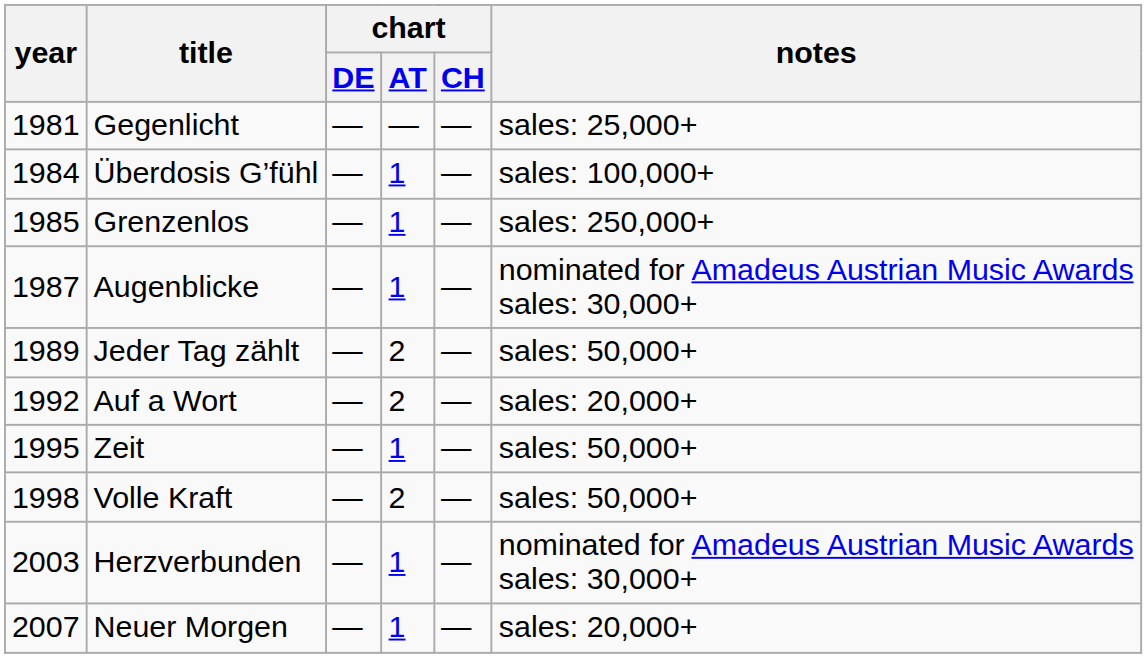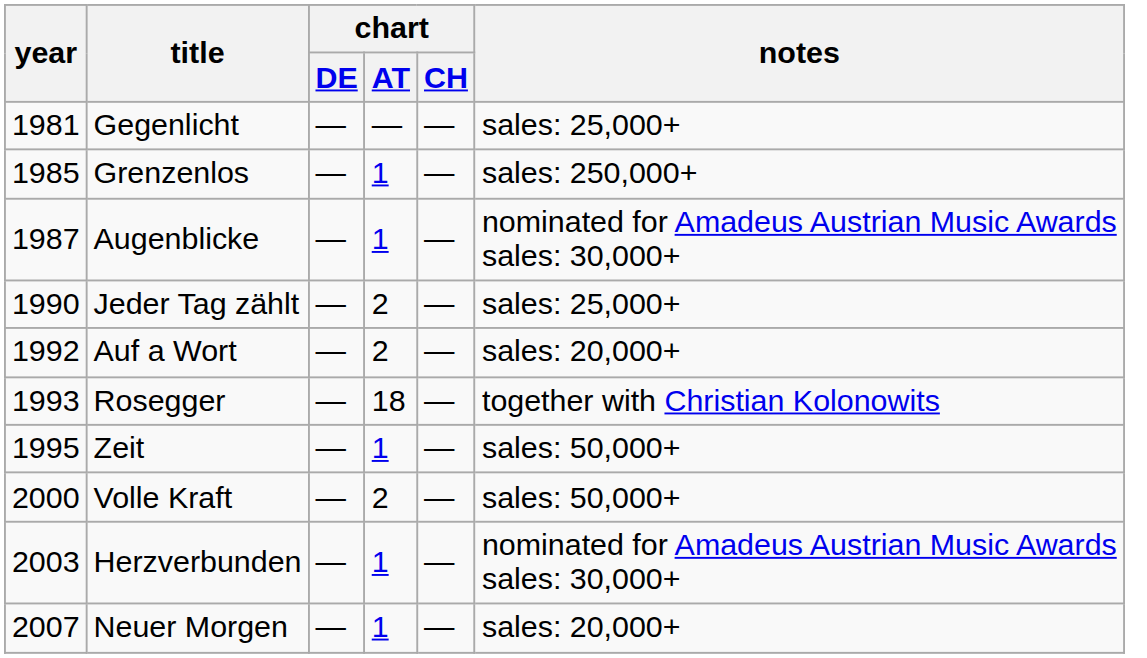- row: (206, 173)
(46, 352) 1989 -> (46, 303) 1990
(598, 352) sales: 50,000+ -> (581, 303) sales: 25,000+
+ row: (160, 400)
(46, 496) 1998 -> (46, 496) 2000
